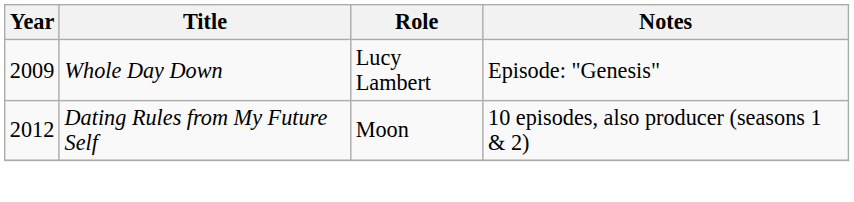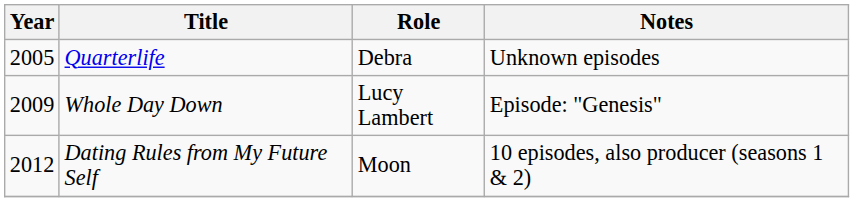+ row: (115, 57)
